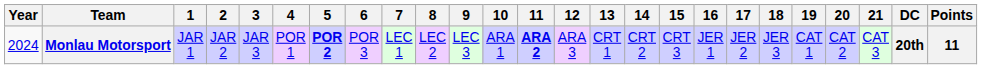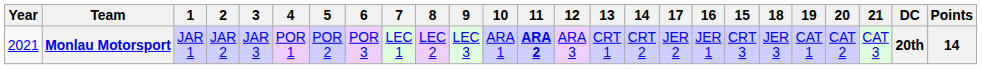columns swapped: (677, 15) <-> (743, 15)
(23, 45) 2024 -> (23, 45) 2021
(327, 45) bold -> (327, 45) normal
(952, 45) 11 -> (952, 45) 14
